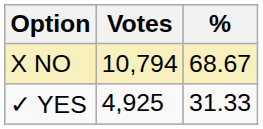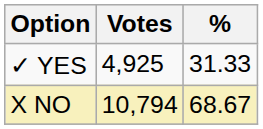rows swapped: (41, 63) <-> (49, 104)
